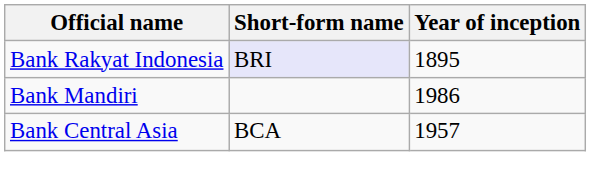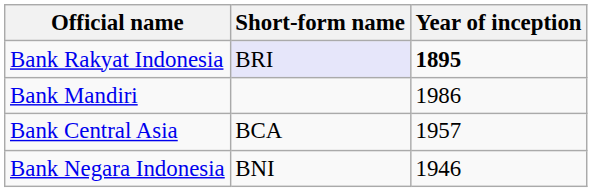(437, 58) normal -> (438, 58) bold
+ row: (117, 167)
